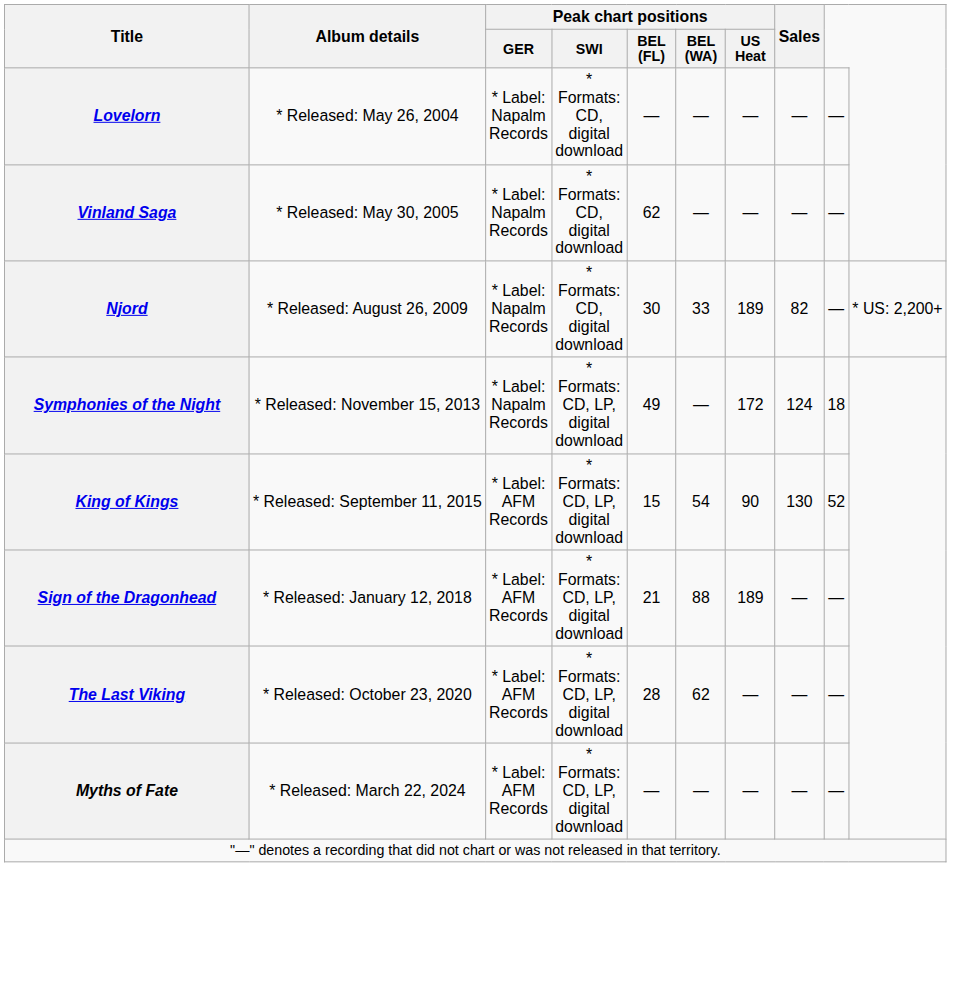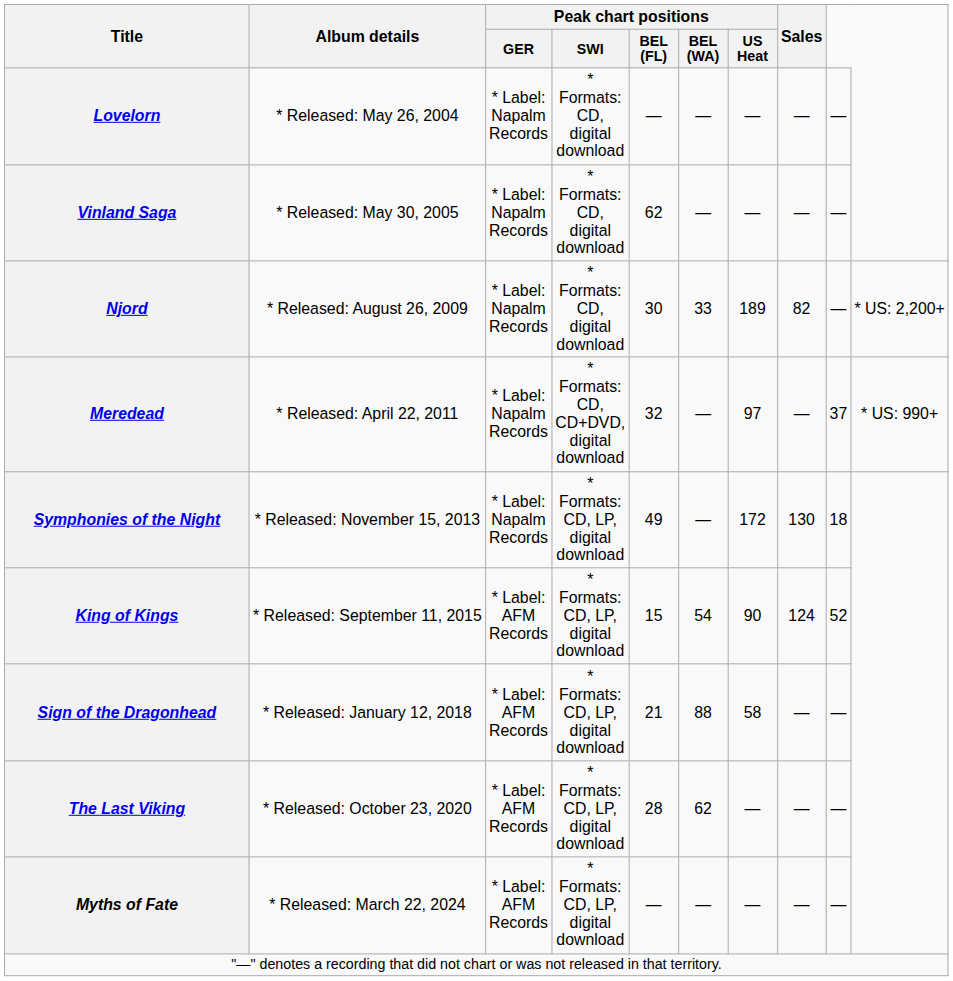+ row: (127, 414)
(799, 405) 124 -> (802, 519) 130
(799, 501) 130 -> (802, 616) 124
(750, 598) 189 -> (753, 712) 58
